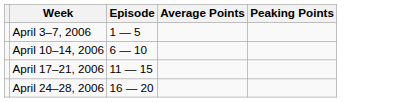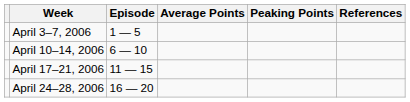+ column: (371, 13)
